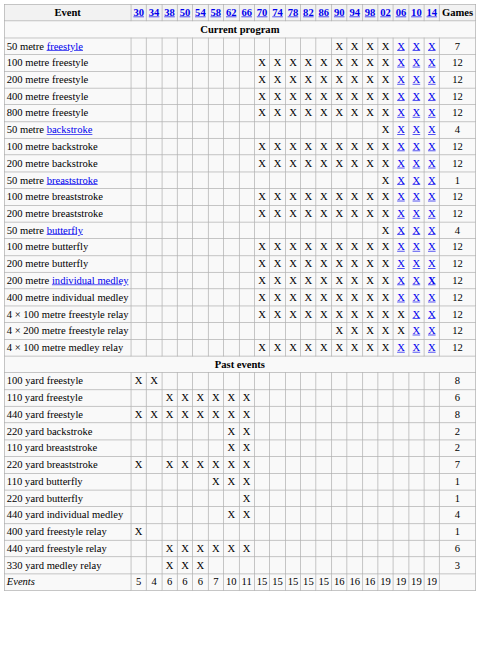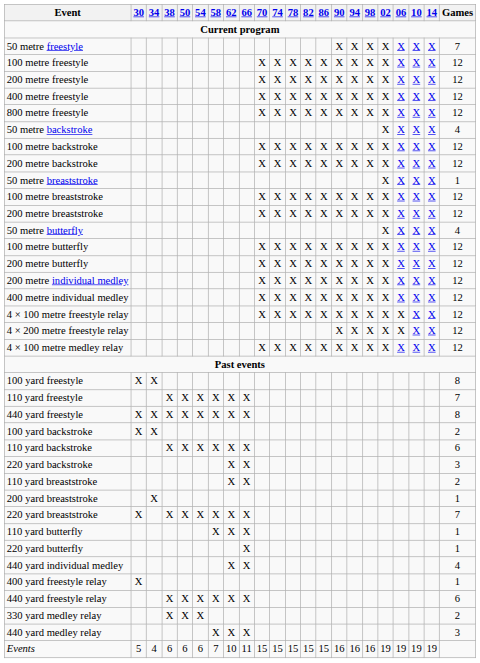(432, 280) bold -> (432, 280) normal
(457, 398) 6 -> (457, 398) 7
+ row: (50, 431)
+ row: (49, 448)
(457, 431) 2 -> (457, 465) 3
+ row: (52, 498)
(457, 565) 3 -> (457, 615) 2
+ row: (54, 632)
